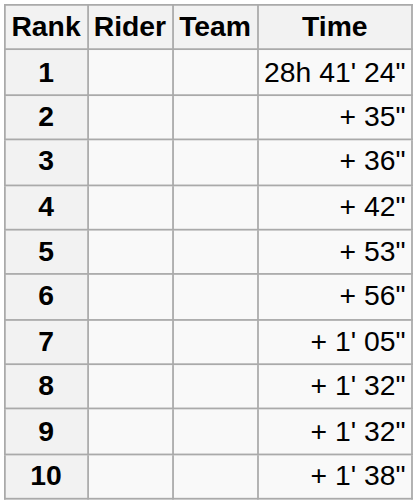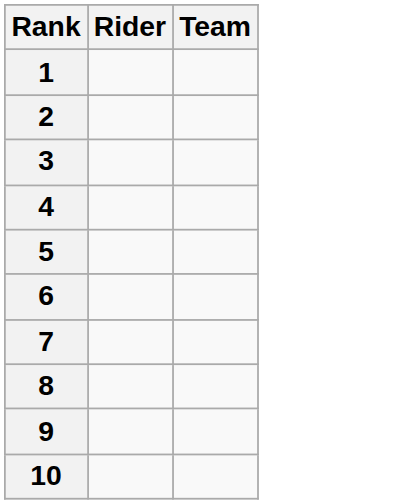- column: (335, 26)
